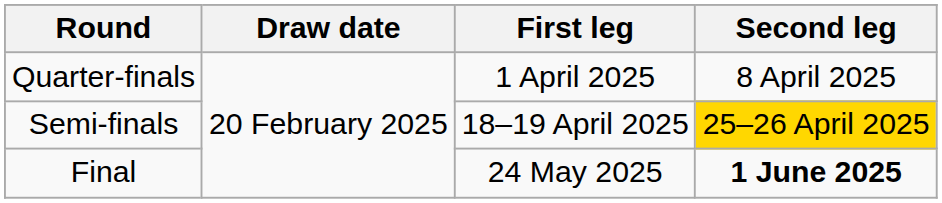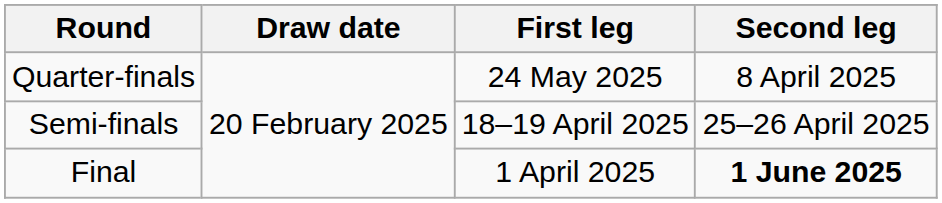(575, 76) 1 April 2025 -> (575, 76) 24 May 2025
(816, 124) gold background -> (816, 124) no background
(575, 172) 24 May 2025 -> (575, 172) 1 April 2025
